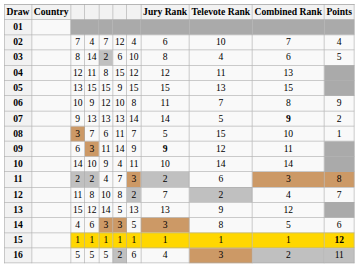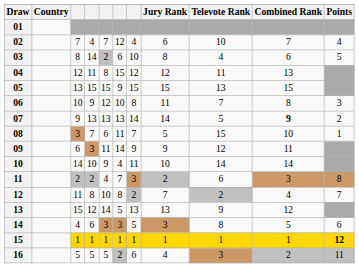(339, 103) 9 -> (339, 103) 3
(165, 149) bold -> (165, 149) normal
